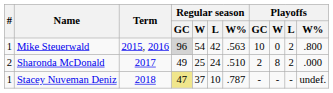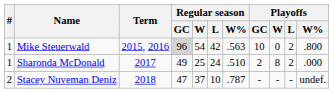(9, 63) 2 -> (9, 63) 1
(9, 79) 1 -> (9, 79) 2
(182, 79) khaki background -> (182, 79) no background
